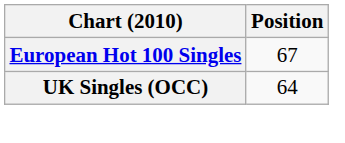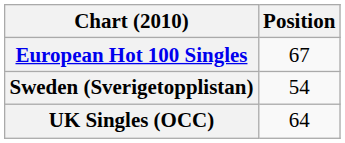+ row: (131, 87)
